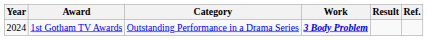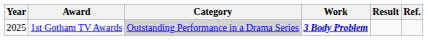(16, 27) 2024 -> (16, 27) 2025
(213, 27) no background -> (213, 27) lightgrey background
